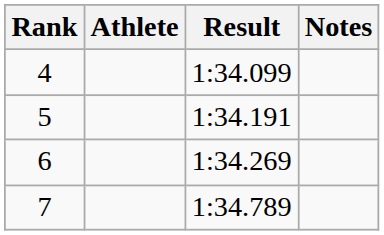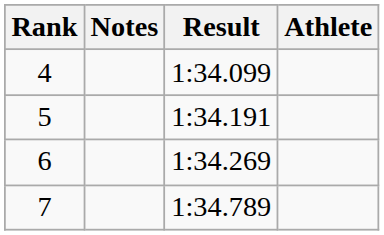columns swapped: (135, 26) <-> (339, 26)
